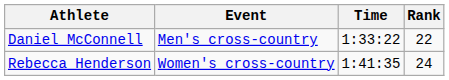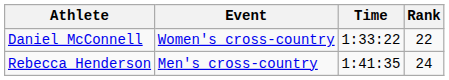(238, 40) Men's cross-country -> (246, 40) Women's cross-country
(246, 63) Women's cross-country -> (238, 63) Men's cross-country
